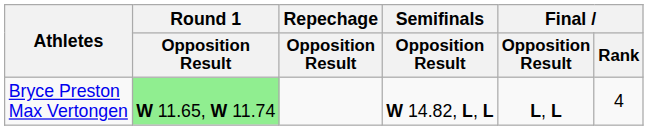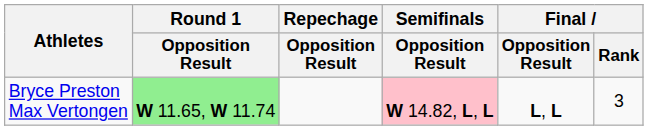(440, 112) no background -> (440, 112) pink background
(619, 102) 4 -> (619, 102) 3
